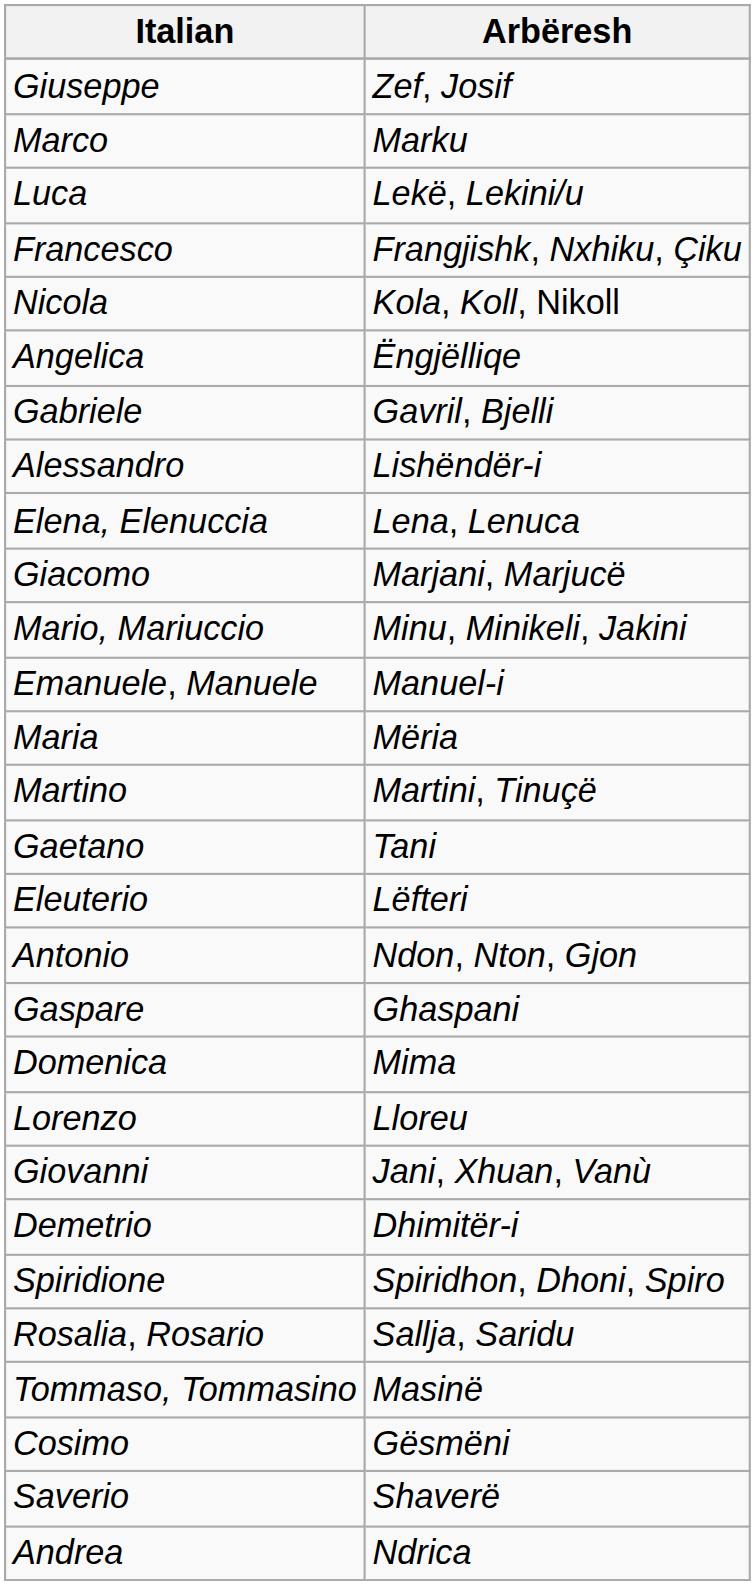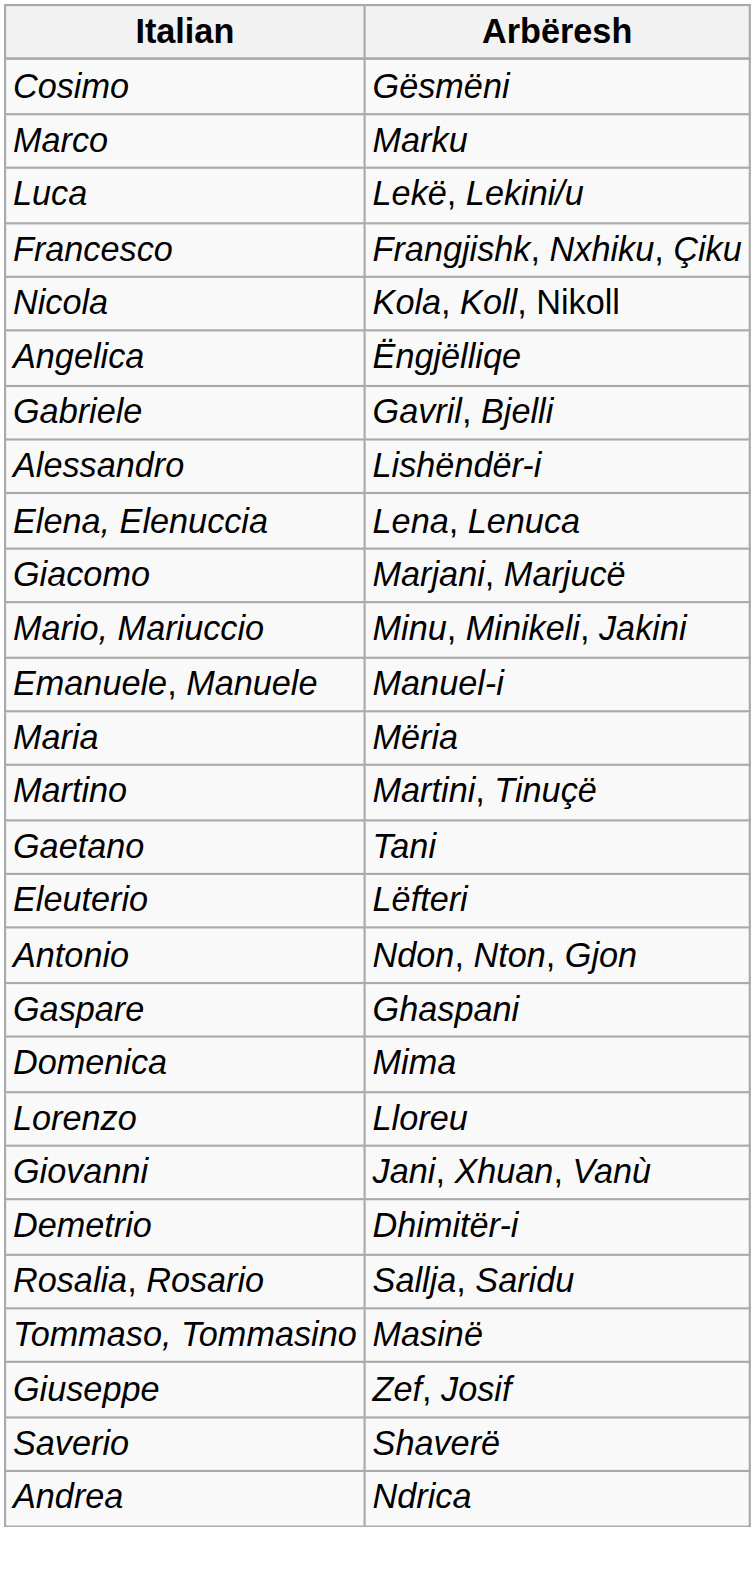rows swapped: (86, 85) <-> (71, 1443)
- row: (89, 1280)
